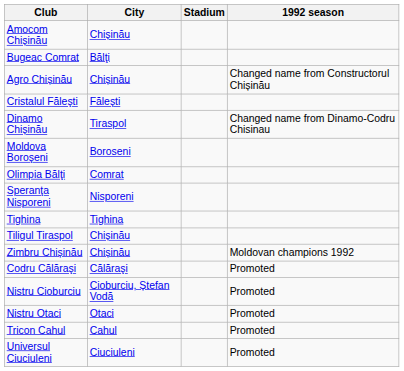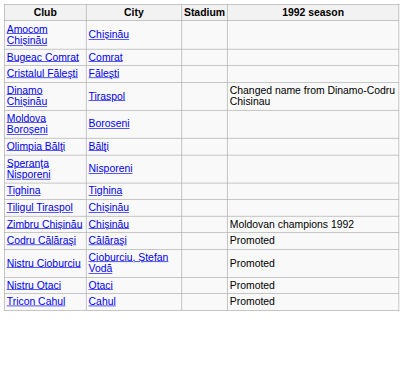(100, 57) Bălţi -> (106, 57) Comrat
- row: (39, 79)
(107, 175) Comrat -> (99, 146) Bălţi
- row: (29, 352)
